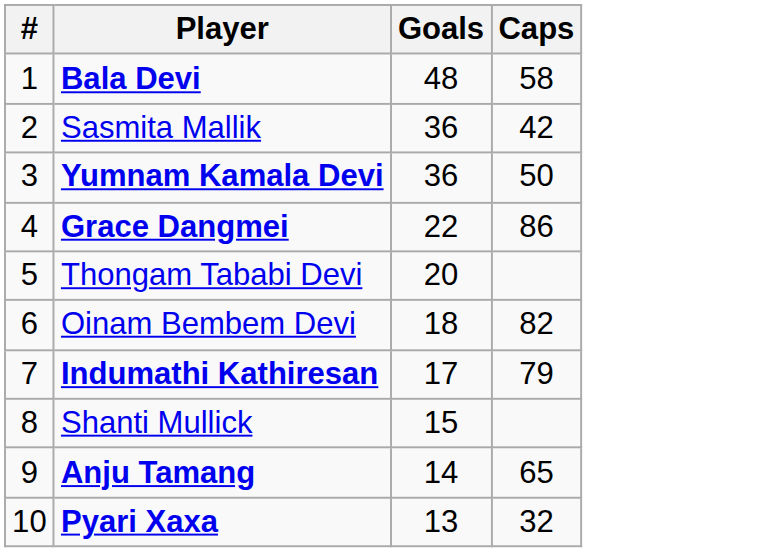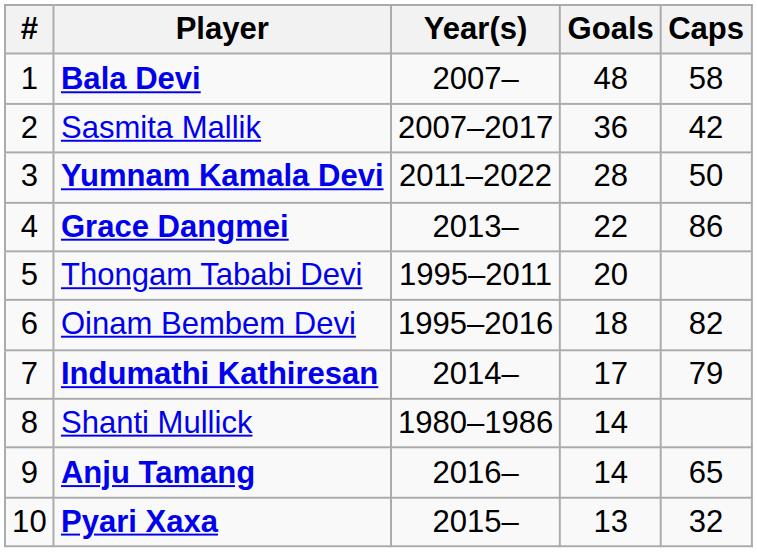+ column: (476, 29)
(441, 176) 36 -> (611, 176) 28
(441, 422) 15 -> (611, 422) 14
